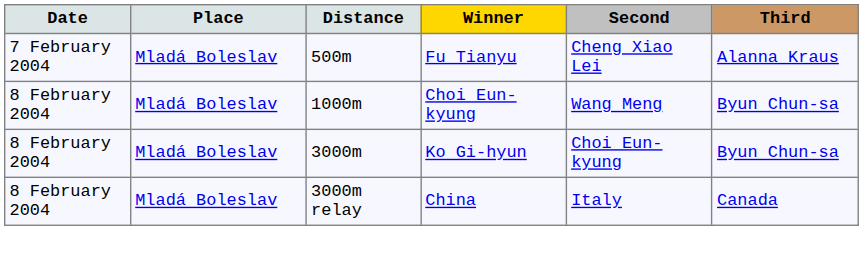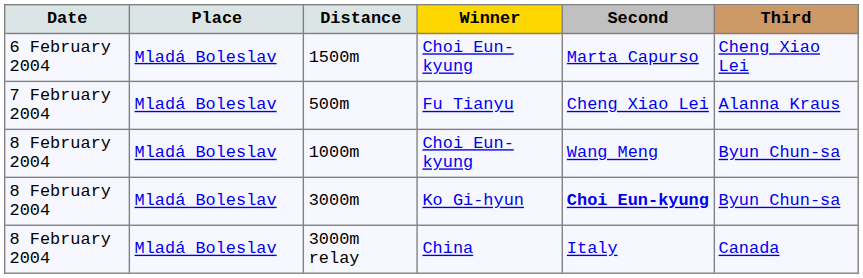+ row: (334, 57)
(617, 153) normal -> (638, 201) bold
